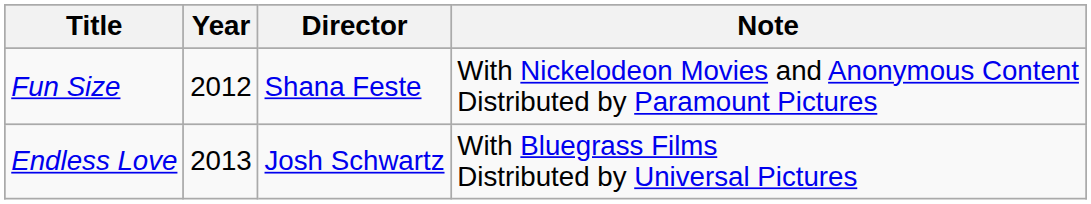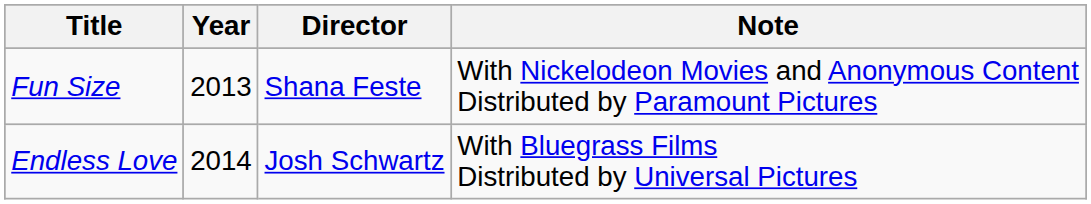(221, 85) 2012 -> (221, 85) 2013
(221, 160) 2013 -> (221, 160) 2014
